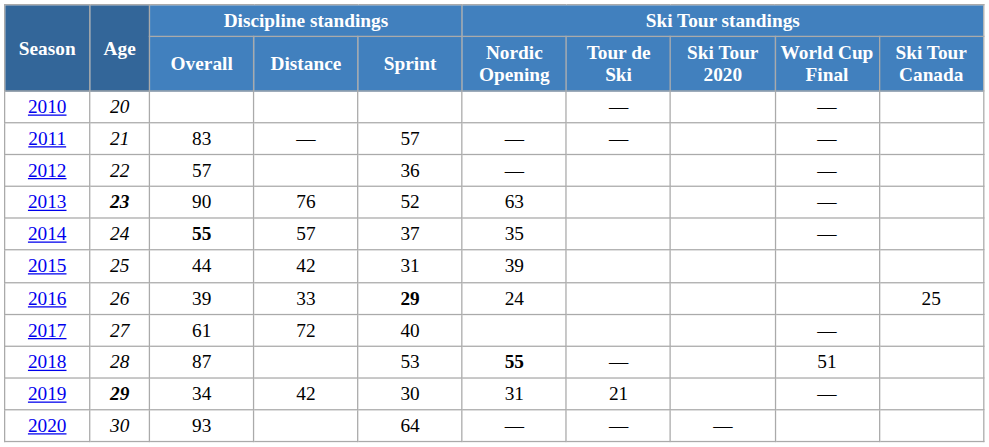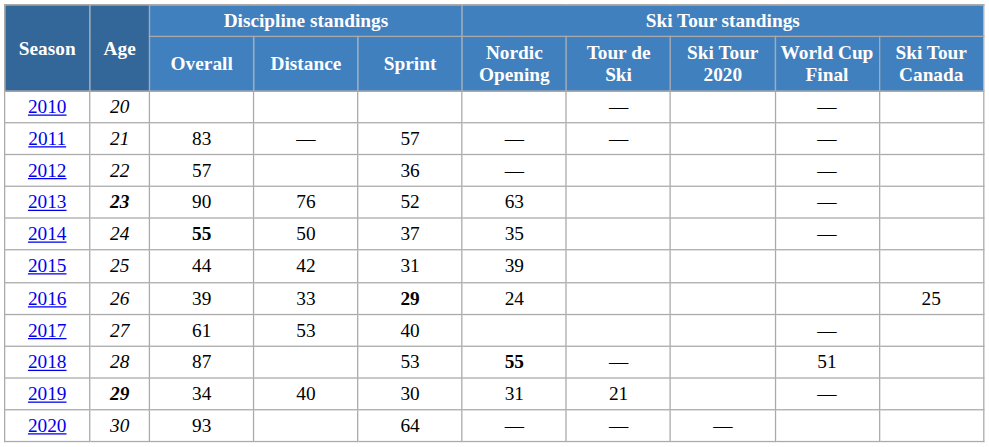(306, 234) 57 -> (306, 234) 50
(306, 329) 72 -> (306, 329) 53
(306, 393) 42 -> (306, 393) 40
